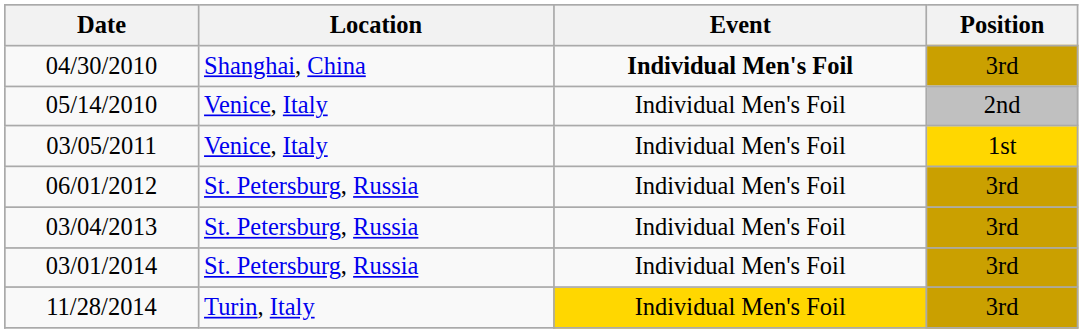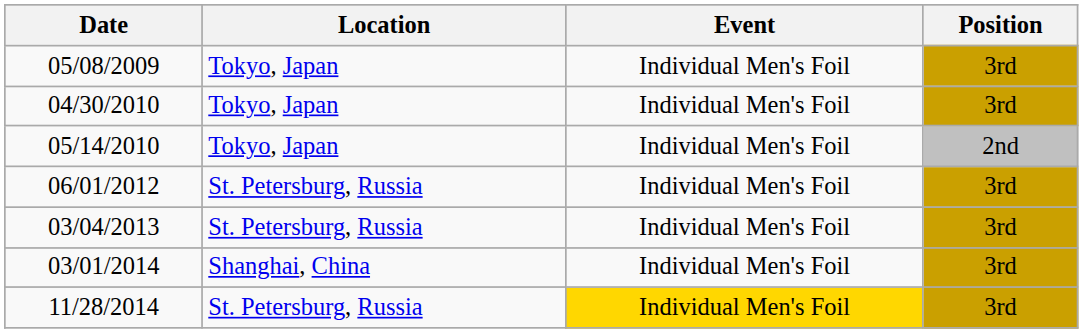+ row: (104, 65)
(285, 65) Shanghai, China -> (273, 105) Tokyo, Japan
(740, 65) bold -> (745, 105) normal
(266, 105) Venice, Italy -> (273, 146) Tokyo, Japan
- row: (102, 146)
(311, 267) St. Petersburg, Russia -> (289, 267) Shanghai, China
(259, 307) Turin, Italy -> (315, 307) St. Petersburg, Russia
